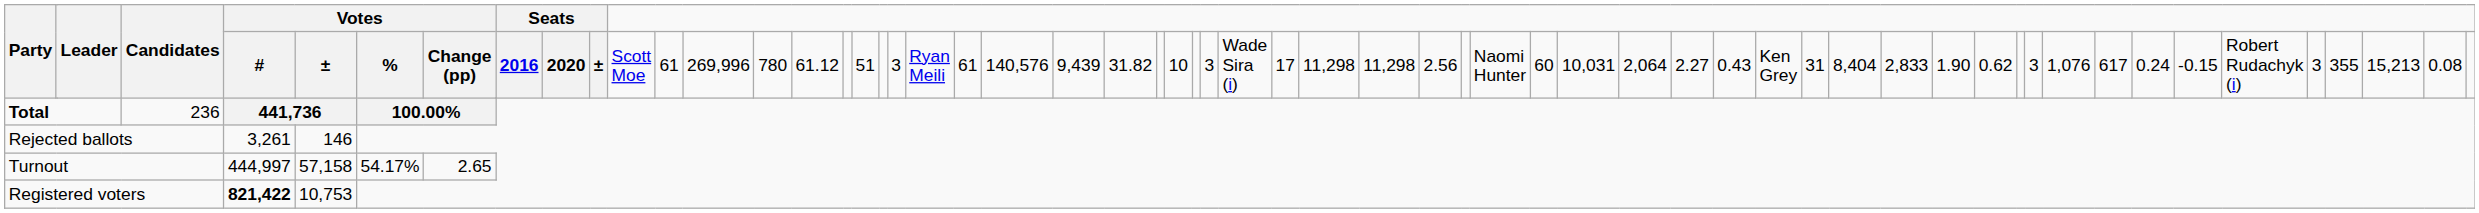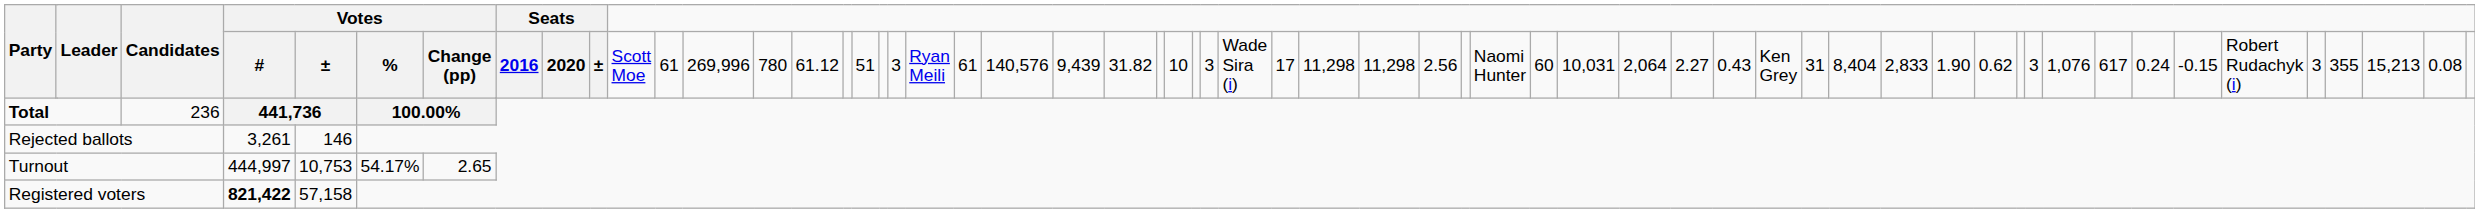(326, 166) 57,158 -> (326, 166) 10,753
(326, 194) 10,753 -> (326, 194) 57,158
